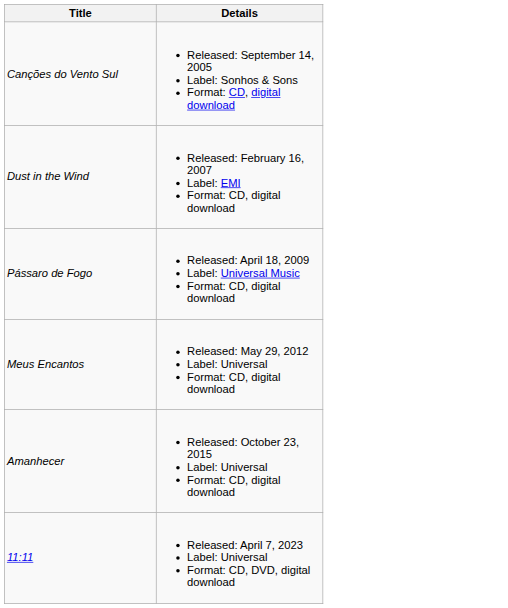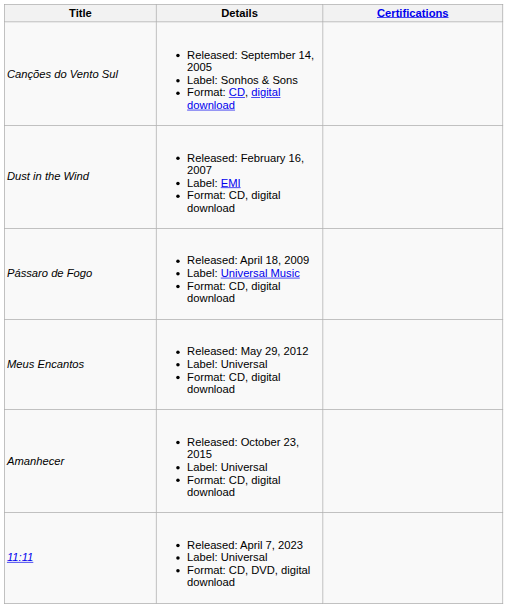+ column: (413, 13)
